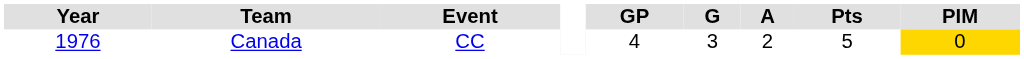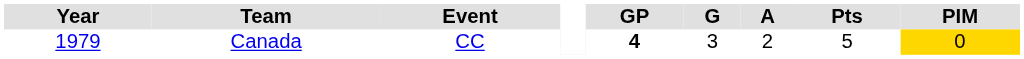(78, 41) 1976 -> (78, 41) 1979
(635, 41) normal -> (635, 41) bold
